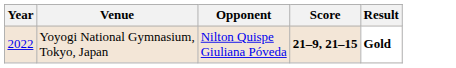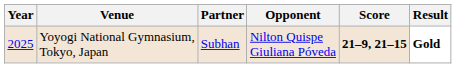+ column: (222, 15)
(20, 44) 2022 -> (20, 44) 2025
